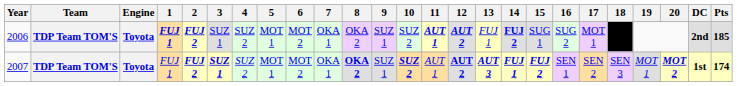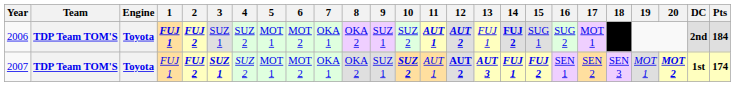(721, 36) 185 -> (720, 36) 184
(357, 66) bold -> (356, 66) normal
